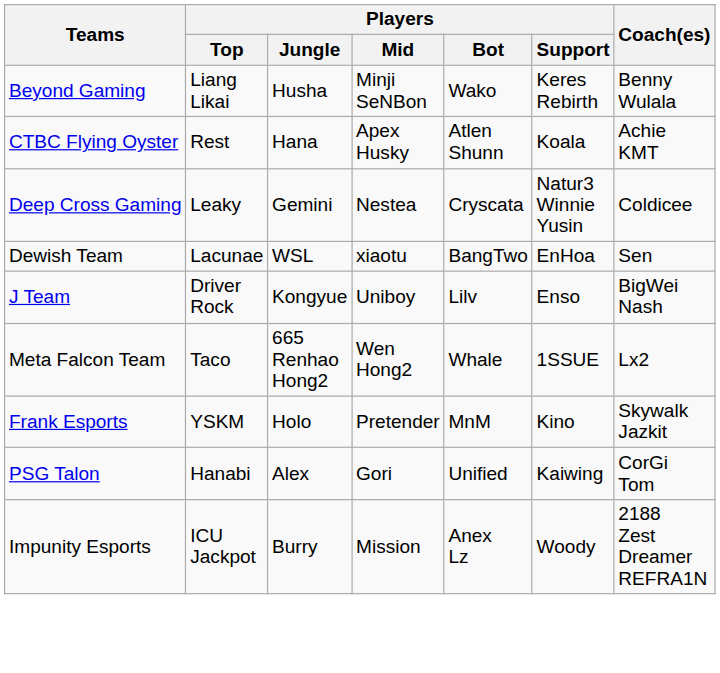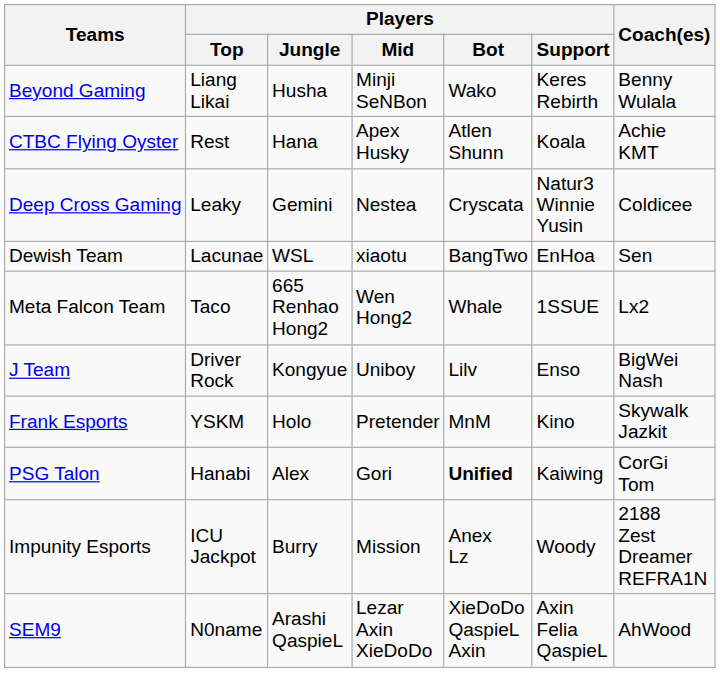rows swapped: (39, 297) <-> (87, 359)
(478, 473) normal -> (481, 473) bold
+ row: (35, 630)
